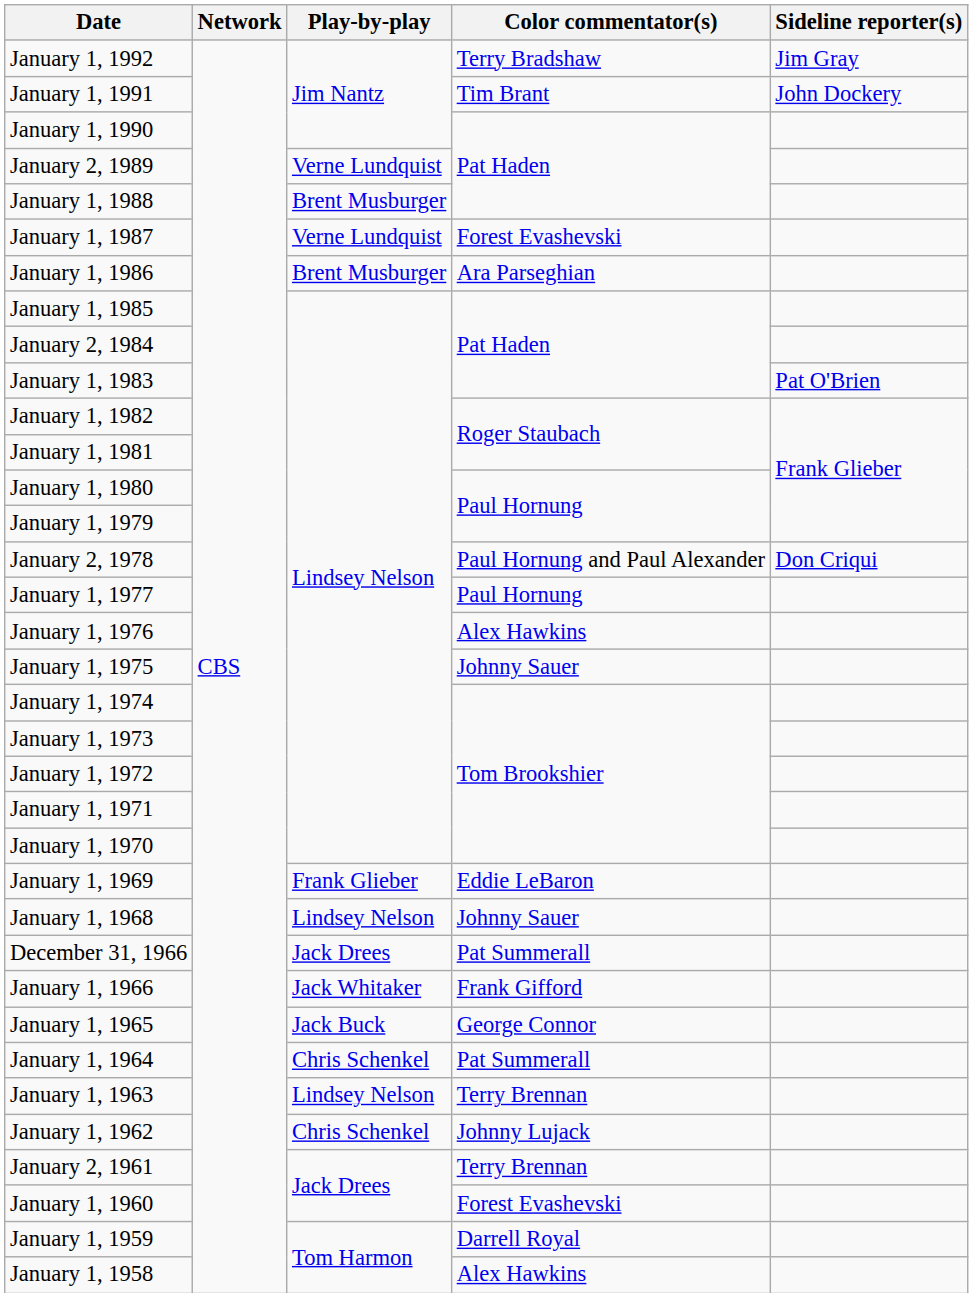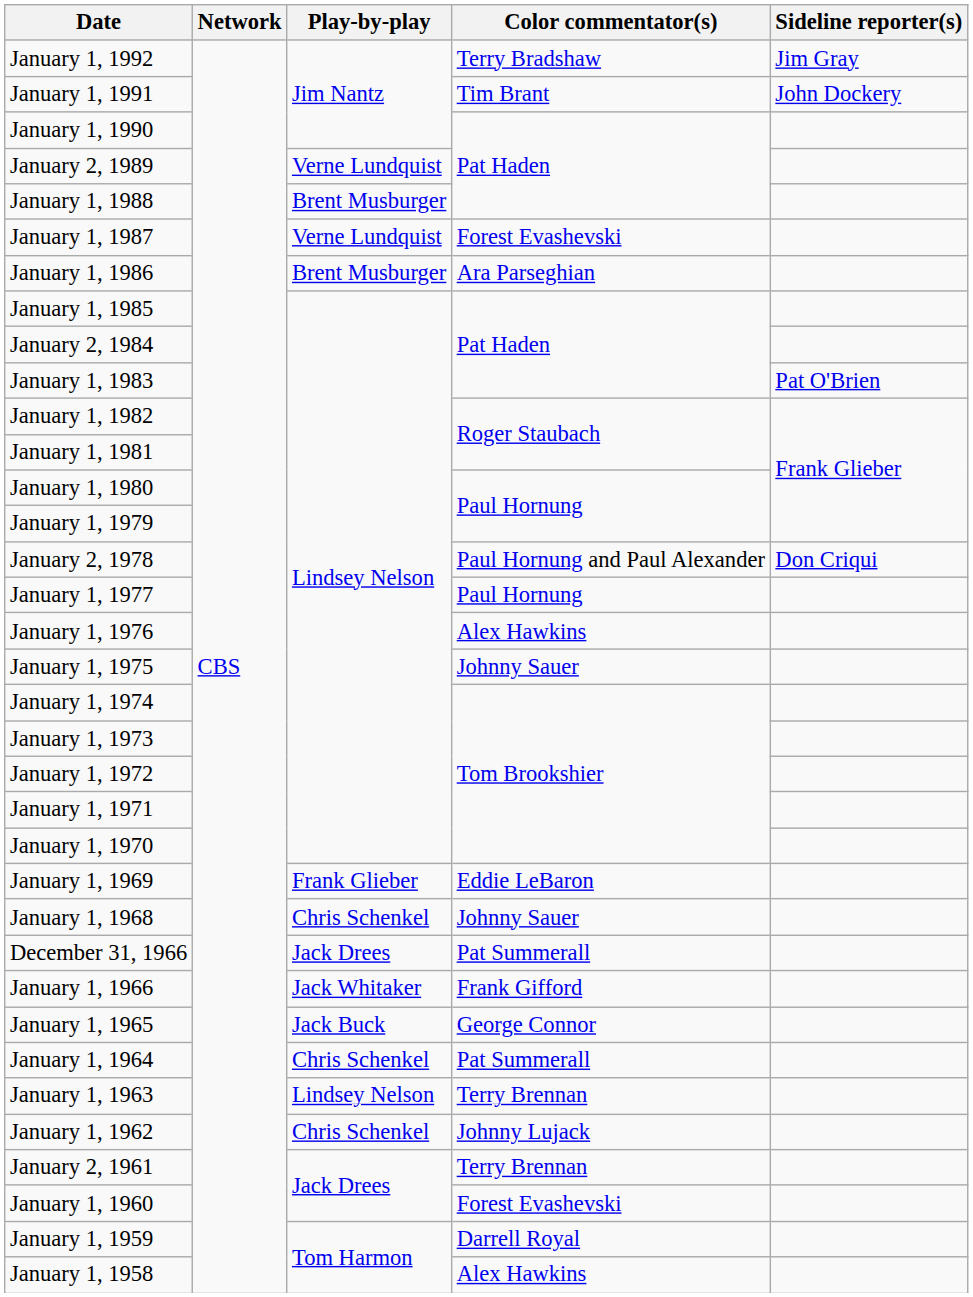(363, 916) Lindsey Nelson -> (361, 916) Chris Schenkel
